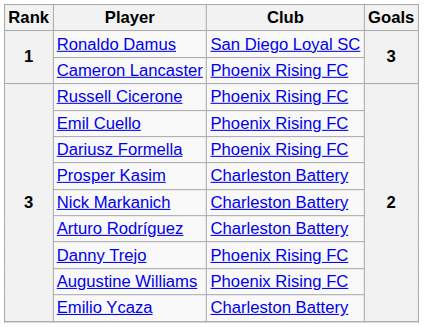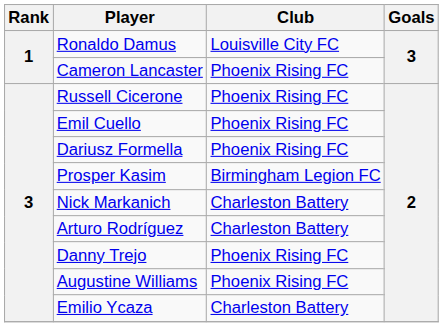(285, 44) San Diego Loyal SC -> (275, 44) Louisville City FC
(279, 176) Charleston Battery -> (296, 176) Birmingham Legion FC
